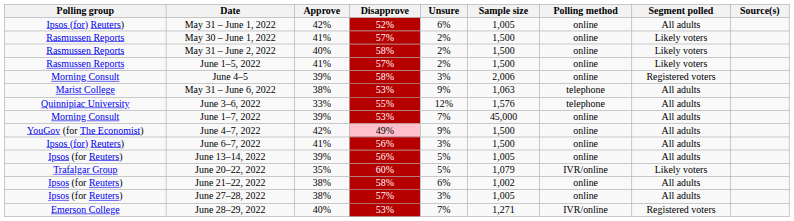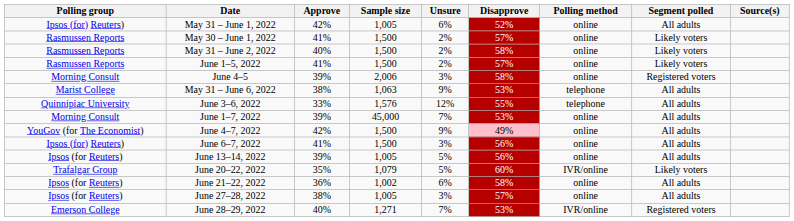columns swapped: (385, 11) <-> (504, 11)
(322, 183) 38% -> (322, 183) 36%
